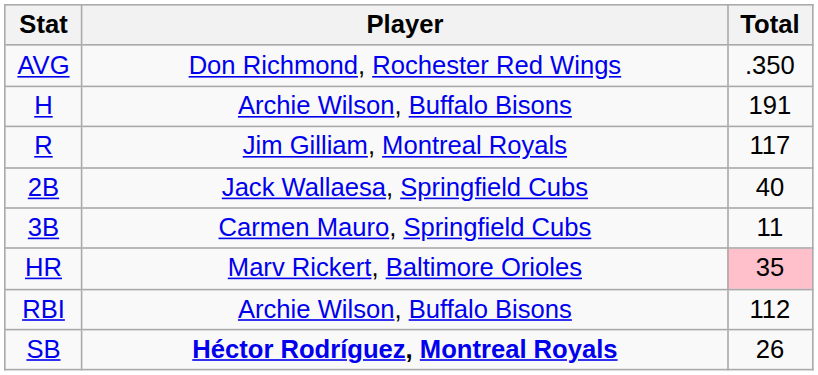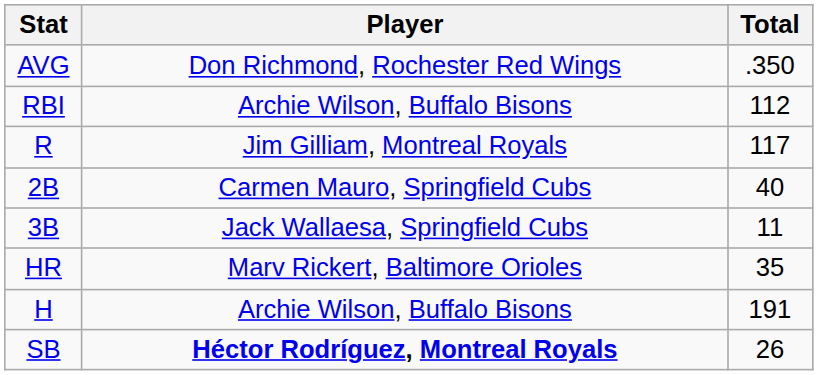rows swapped: (43, 106) <-> (43, 308)
(405, 187) Jack Wallaesa, Springfield Cubs -> (405, 187) Carmen Mauro, Springfield Cubs
(405, 227) Carmen Mauro, Springfield Cubs -> (405, 227) Jack Wallaesa, Springfield Cubs
(770, 268) pink background -> (770, 268) no background
